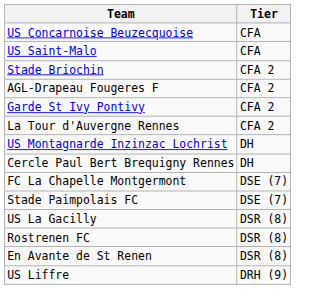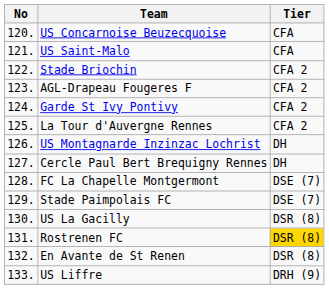+ column: (21, 14)
(264, 238) no background -> (297, 238) gold background
